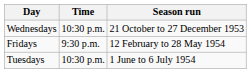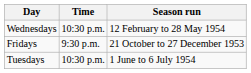(177, 28) 21 October to 27 December 1953 -> (167, 28) 12 February to 28 May 1954
(167, 44) 12 February to 28 May 1954 -> (177, 44) 21 October to 27 December 1953
